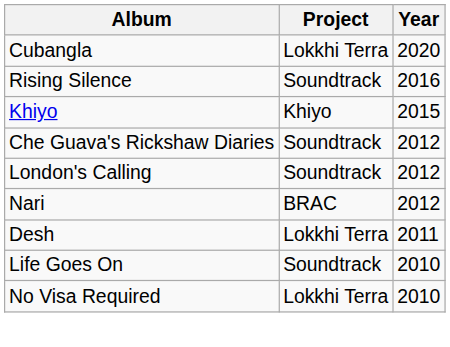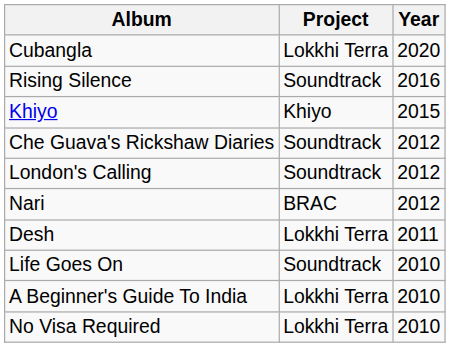+ row: (128, 296)
